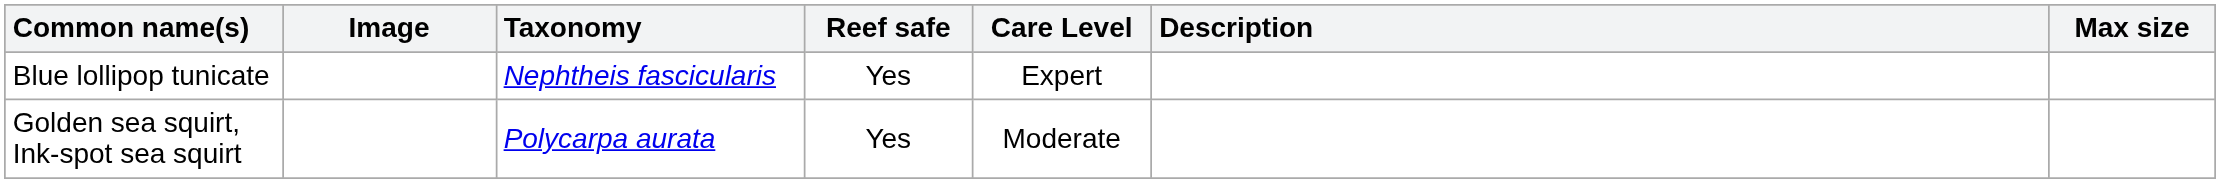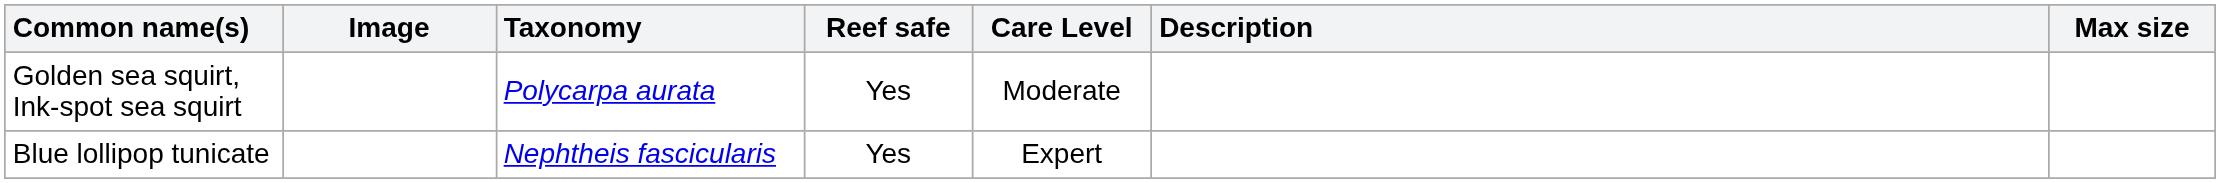rows swapped: (141, 75) <-> (127, 138)
